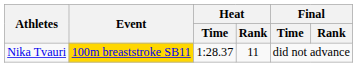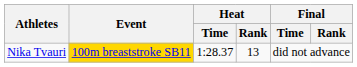(253, 52) 11 -> (253, 52) 13
